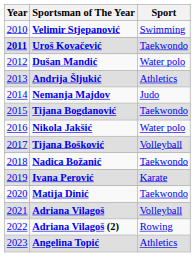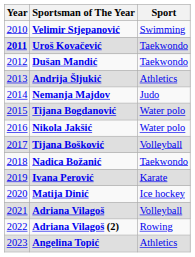(162, 62) Water polo -> (164, 62) Taekwondo
(164, 111) Taekwondo -> (162, 111) Water polo
(164, 194) Taekwondo -> (162, 194) Ice hockey
